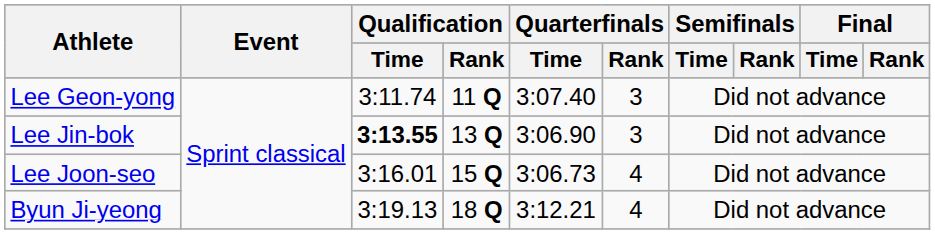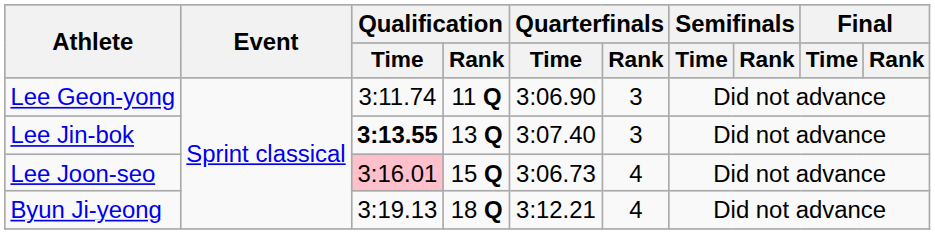(556, 98) 3:07.40 -> (556, 98) 3:06.90
(556, 135) 3:06.90 -> (556, 135) 3:07.40
(397, 173) no background -> (397, 173) pink background
